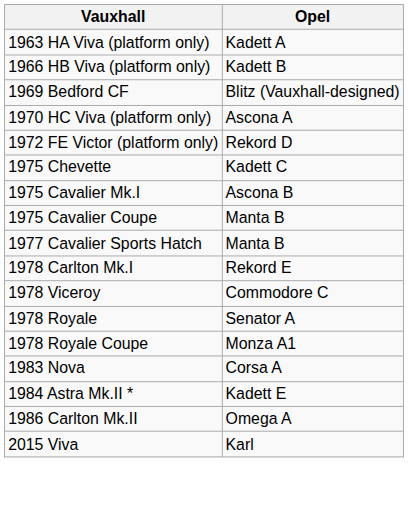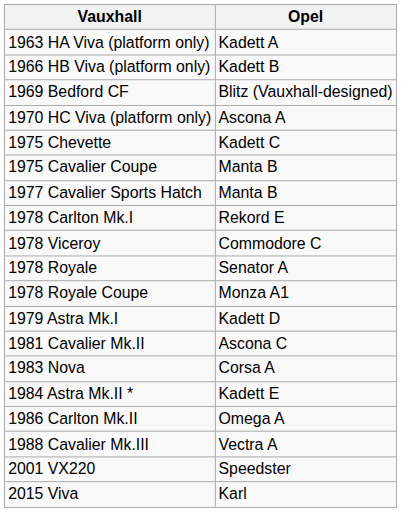- row: (113, 142)
- row: (74, 192)
+ row: (63, 318)
+ row: (76, 343)
+ row: (79, 444)
+ row: (52, 469)
